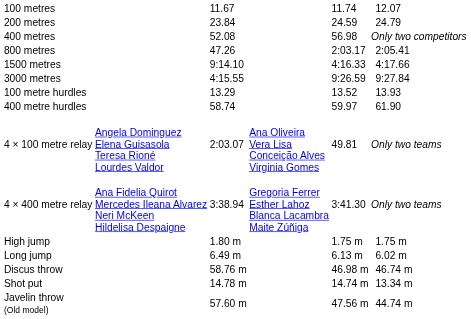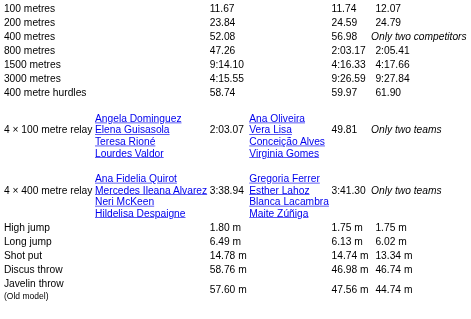- row: (45, 93)
rows swapped: (23, 284) <-> (33, 269)
